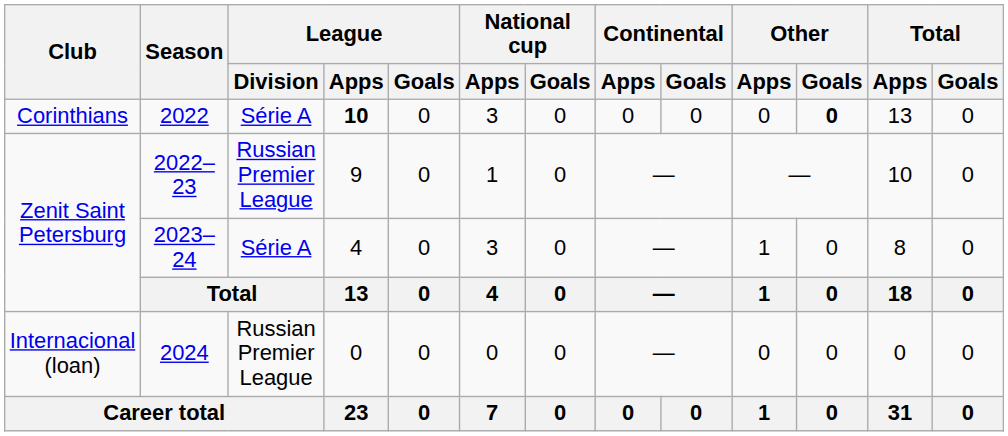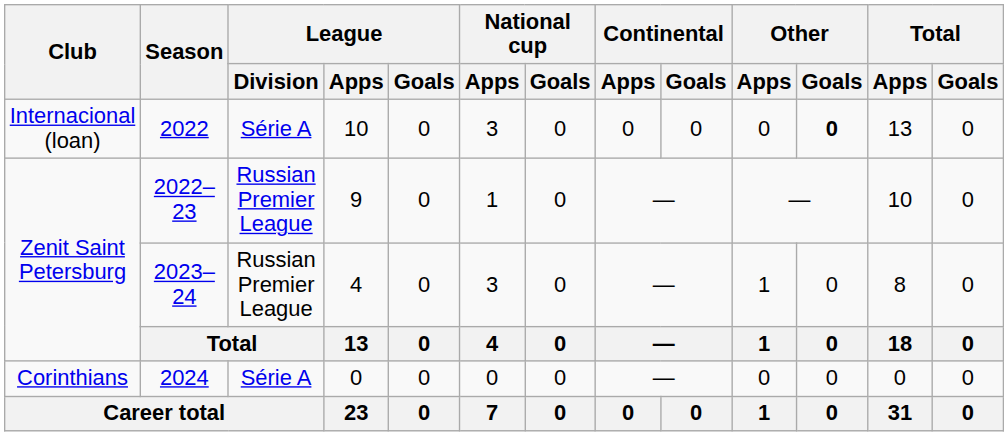(72, 116) Corinthians -> (72, 128) Internacional (loan)
(356, 116) bold -> (356, 128) normal
(276, 247) Série A -> (276, 284) Russian Premier League
(72, 353) Internacional (loan) -> (72, 378) Corinthians
(276, 353) Russian Premier League -> (276, 378) Série A
